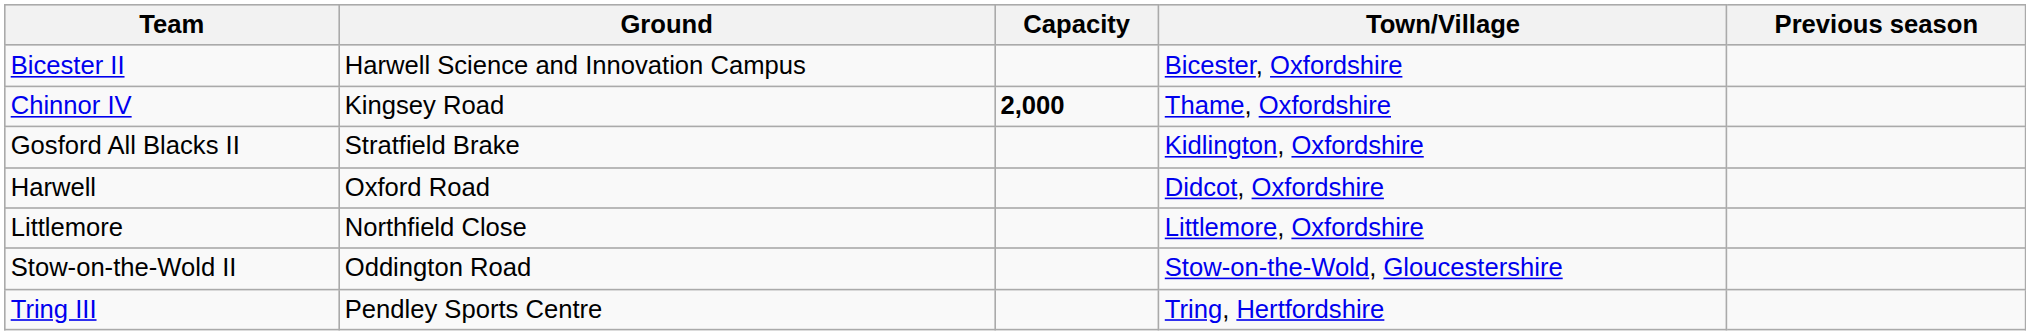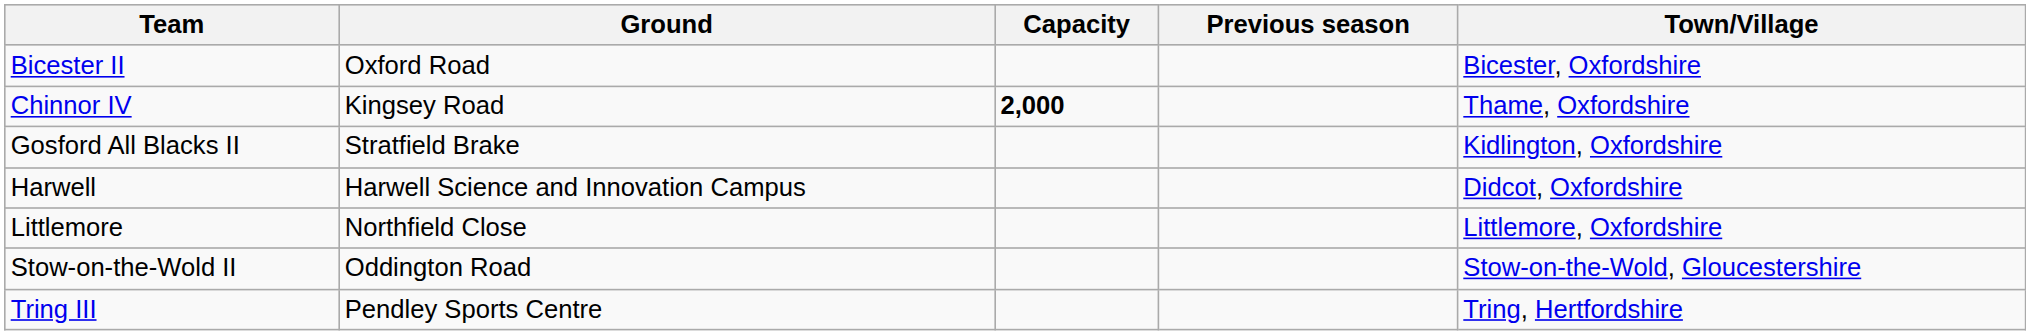columns swapped: (1443, 24) <-> (1876, 24)
(575, 65) Harwell Science and Innovation Campus -> (417, 65) Oxford Road
(417, 187) Oxford Road -> (575, 187) Harwell Science and Innovation Campus
